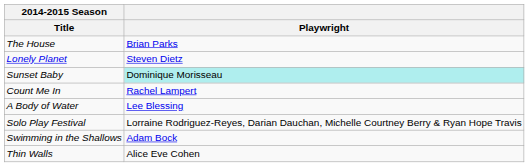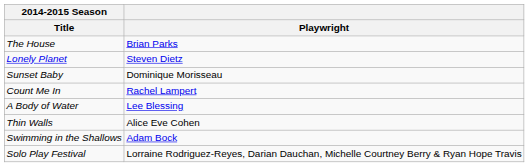(174, 75) paleturquoise background -> (174, 75) no background
rows swapped: (46, 122) <-> (30, 153)
